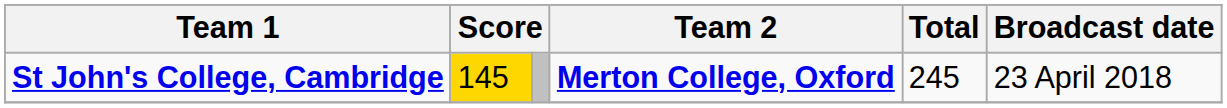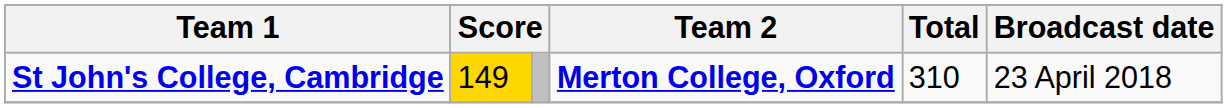(483, 77) 145 -> (483, 77) 149
(934, 77) 245 -> (934, 77) 310
